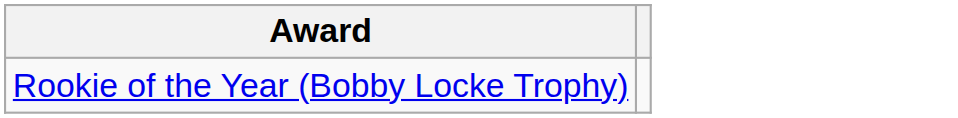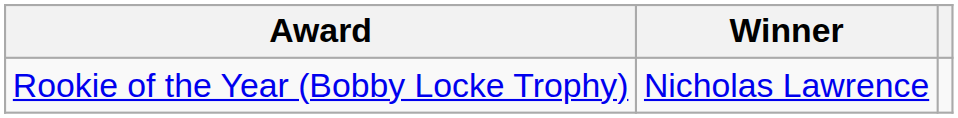+ column: (787, 31)
